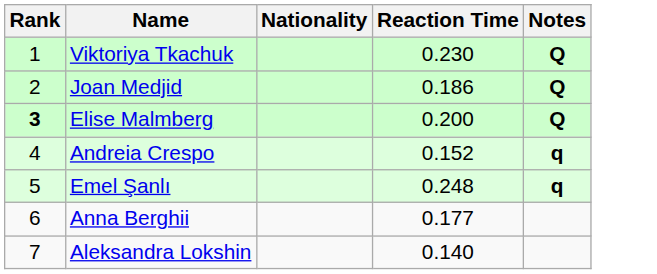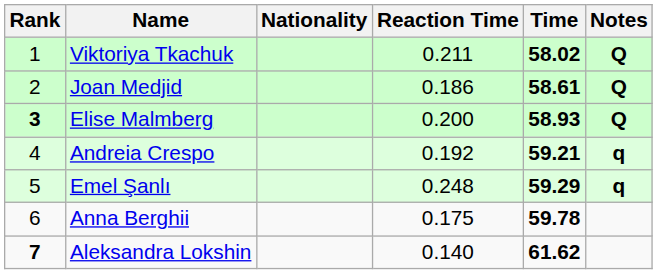+ column: (554, 20)
(448, 53) 0.230 -> (448, 53) 0.211
(448, 152) 0.152 -> (448, 152) 0.192
(448, 218) 0.177 -> (448, 218) 0.175
(35, 251) normal -> (35, 251) bold
